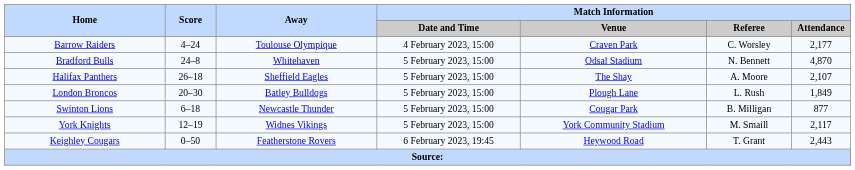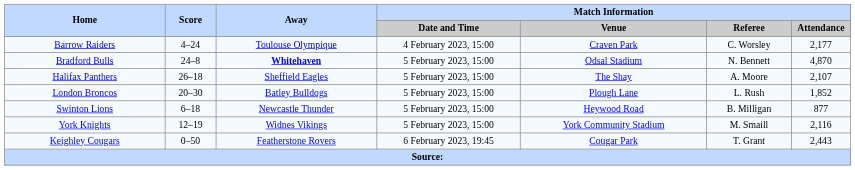(296, 60) normal -> (296, 60) bold
(821, 92) 1,849 -> (821, 92) 1,852
(614, 109) Cougar Park -> (614, 109) Heywood Road
(821, 125) 2,117 -> (821, 125) 2,116
(614, 141) Heywood Road -> (614, 141) Cougar Park
